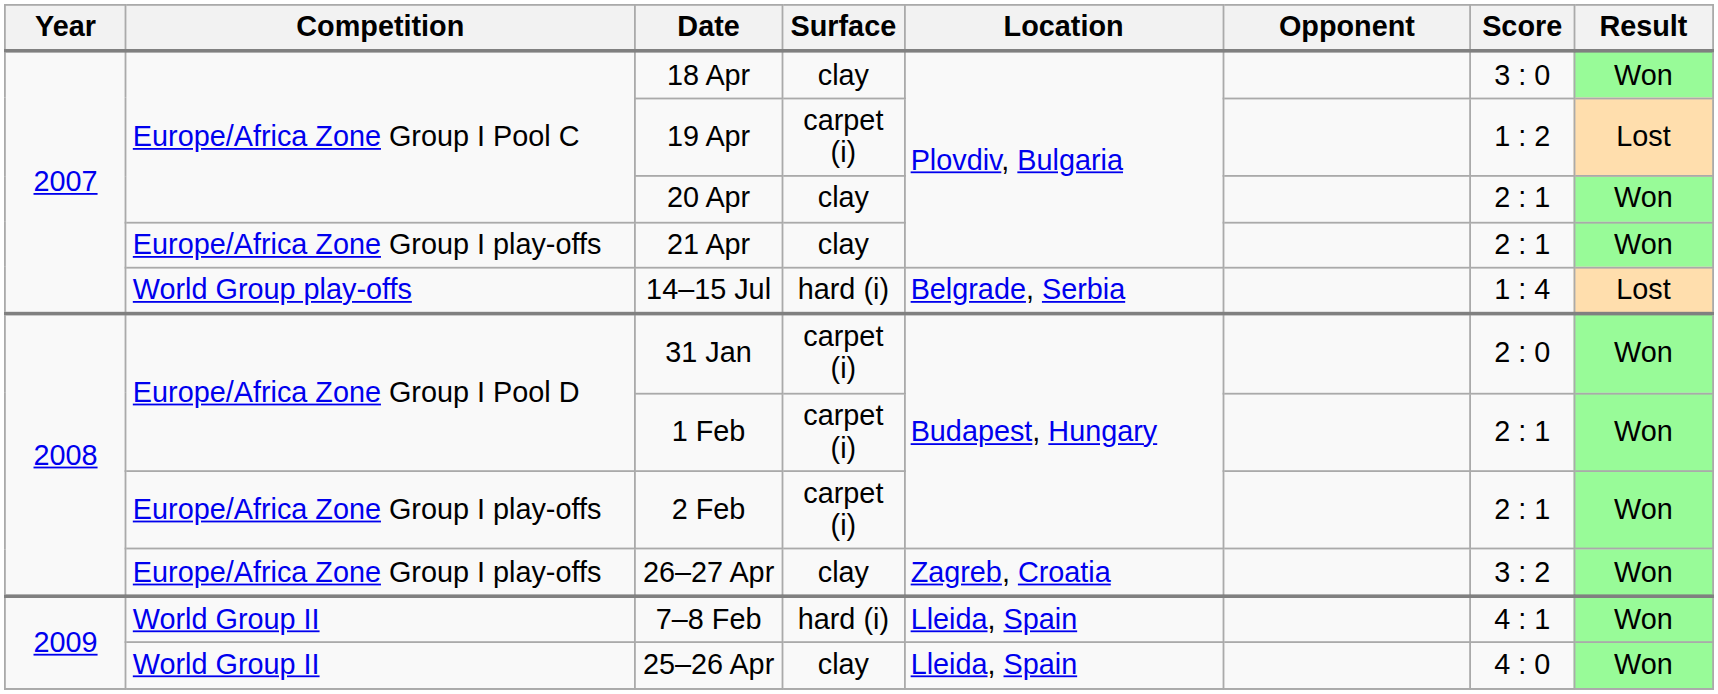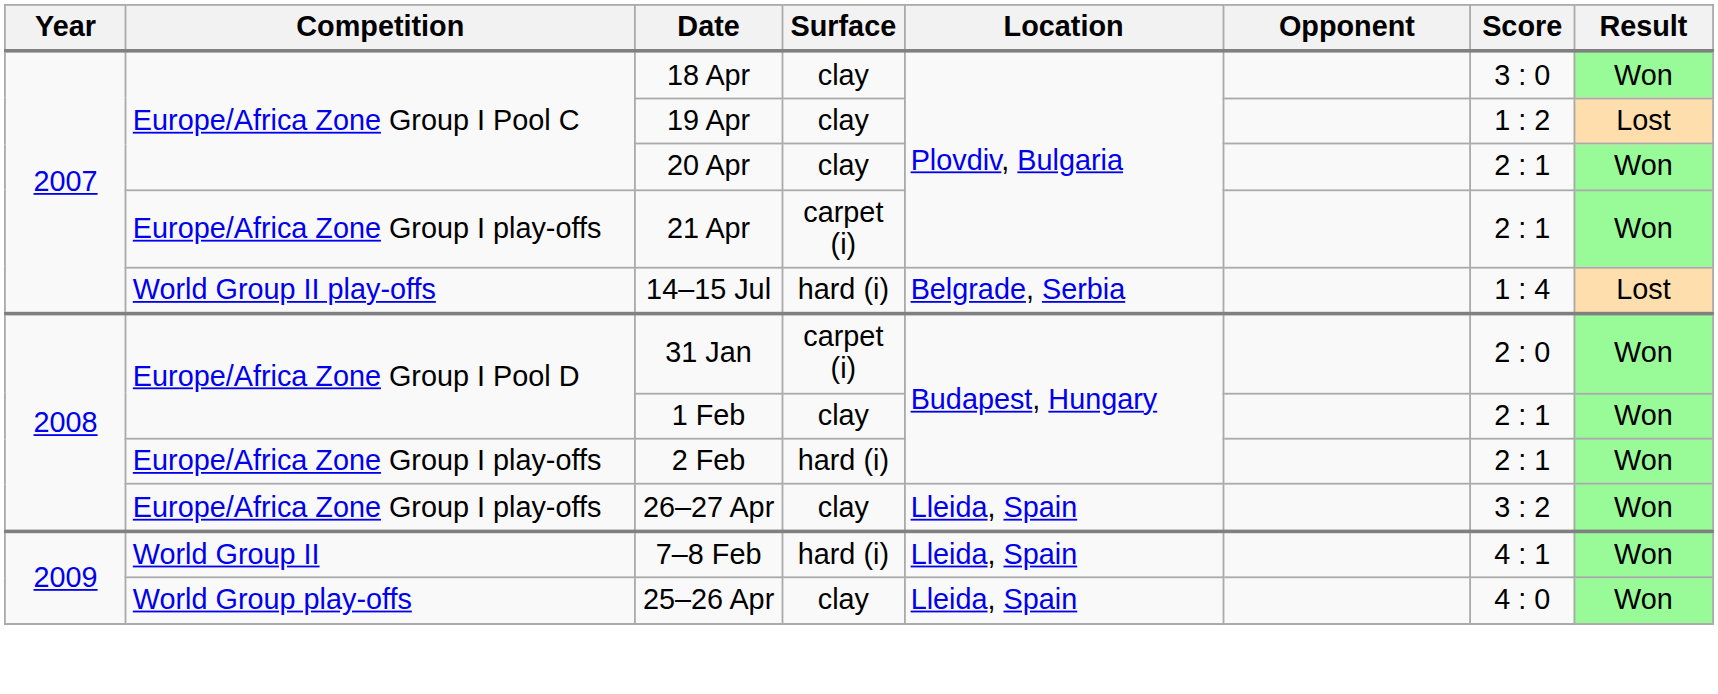(843, 136) carpet (i) -> (843, 120) clay
(843, 244) clay -> (843, 228) carpet (i)
(272, 289) World Group play-offs -> (284, 289) World Group II play-offs
(843, 431) carpet (i) -> (843, 415) clay
(843, 509) carpet (i) -> (843, 461) hard (i)
(1011, 571) Zagreb, Croatia -> (994, 506) Lleida, Spain
(226, 664) World Group II -> (272, 599) World Group play-offs
